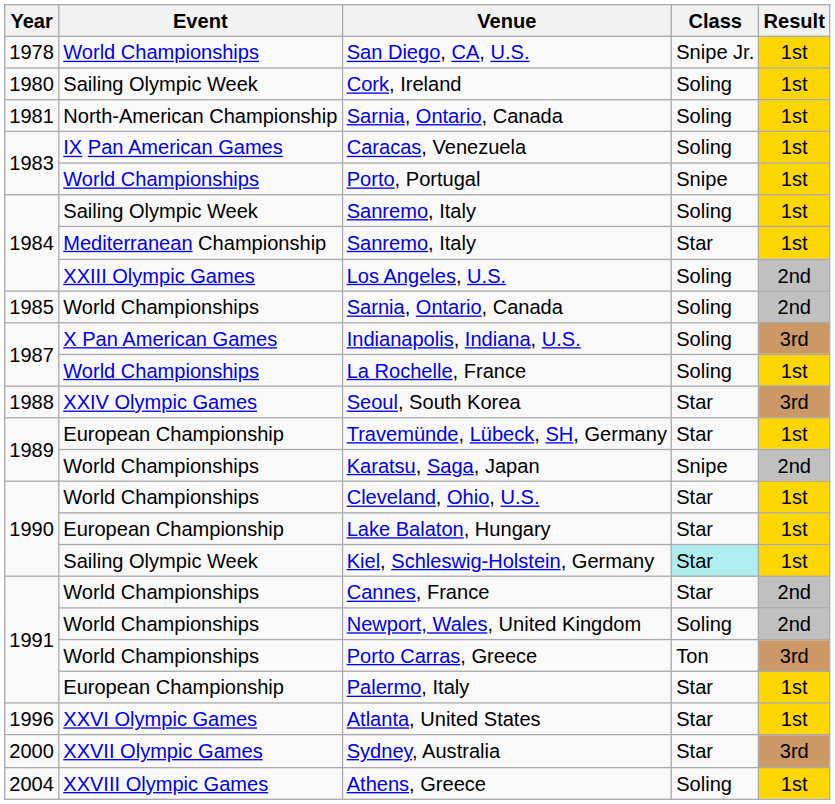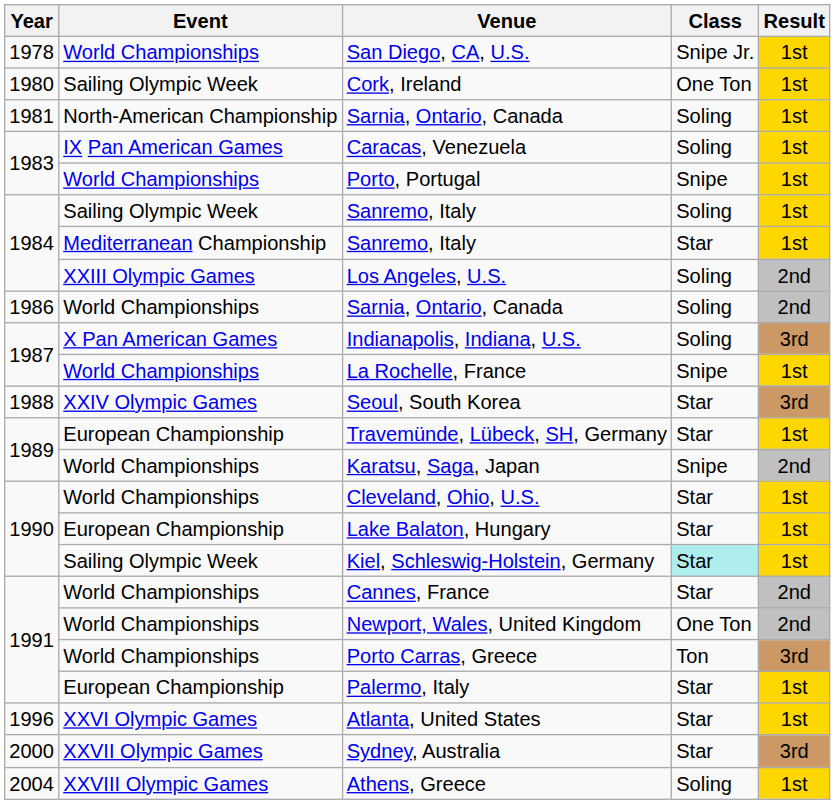(704, 84) Soling -> (714, 84) One Ton
(32, 307) 1985 -> (32, 307) 1986
(704, 370) Soling -> (702, 370) Snipe
(704, 624) Soling -> (714, 624) One Ton
